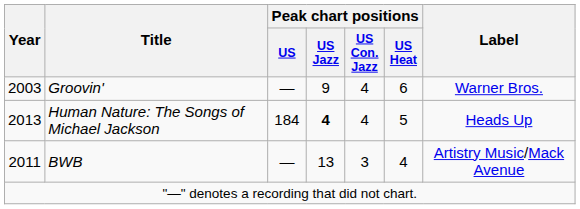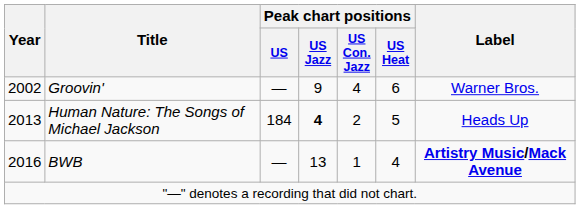(25, 88) 2003 -> (25, 88) 2002
(365, 120) 4 -> (357, 120) 2
(25, 161) 2011 -> (25, 161) 2016
(365, 161) 3 -> (357, 161) 1
(499, 161) normal -> (495, 161) bold
